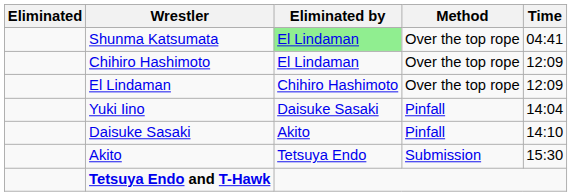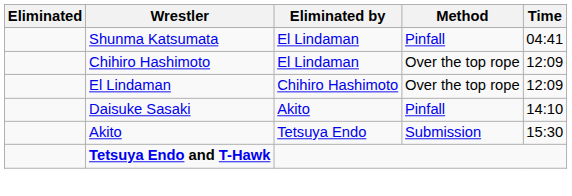(318, 39) lightgreen background -> (318, 39) no background
(462, 39) Over the top rope -> (425, 39) Pinfall
- row: (117, 109)
